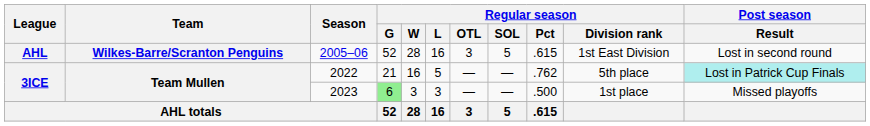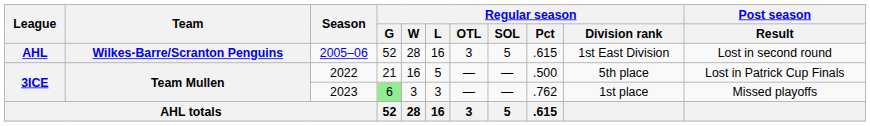(545, 73) .762 -> (545, 73) .500
(775, 73) paleturquoise background -> (775, 73) no background
(545, 92) .500 -> (545, 92) .762
